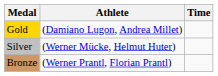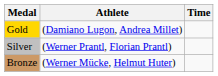(109, 46) (Werner Mücke, Helmut Huter) -> (107, 46) (Werner Prantl, Florian Prantl)
(107, 63) (Werner Prantl, Florian Prantl) -> (109, 63) (Werner Mücke, Helmut Huter)
